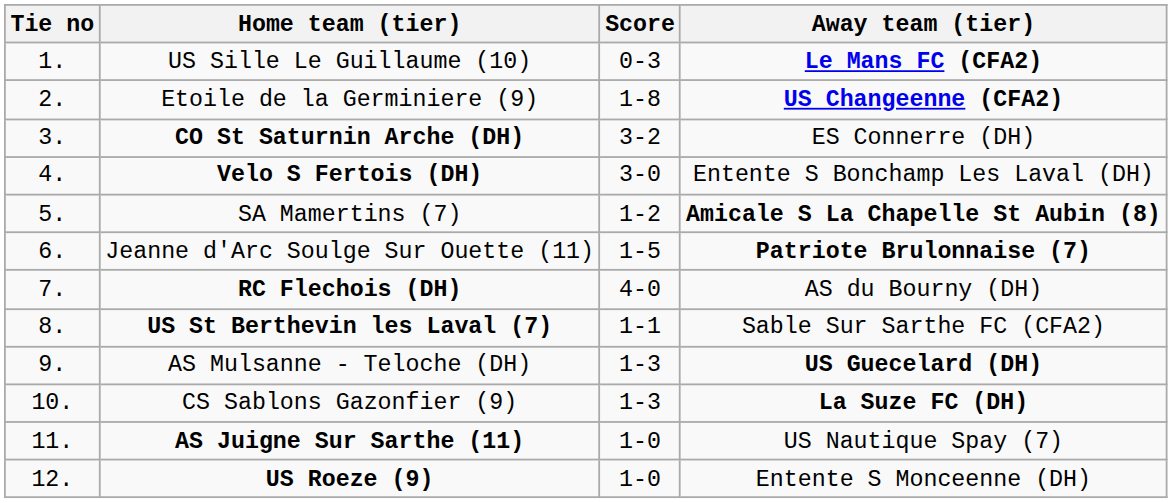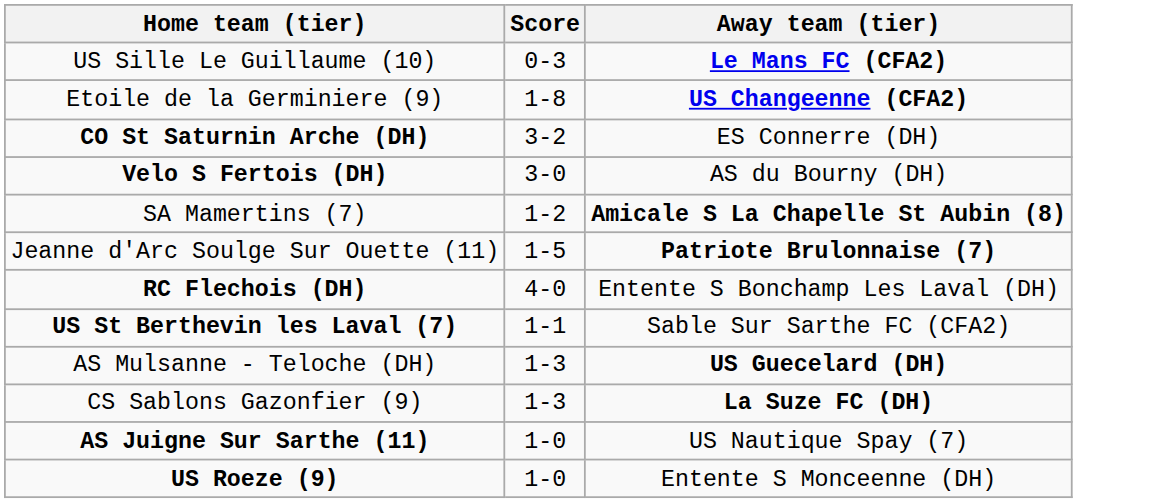- column: (52, 24)
(923, 176) Entente S Bonchamp Les Laval (DH) -> (829, 176) AS du Bourny (DH)
(923, 289) AS du Bourny (DH) -> (829, 289) Entente S Bonchamp Les Laval (DH)
